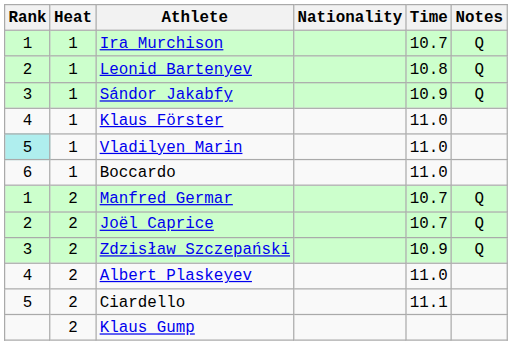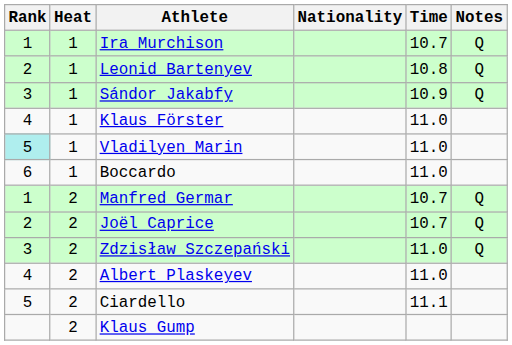(429, 250) 10.9 -> (429, 250) 11.0
